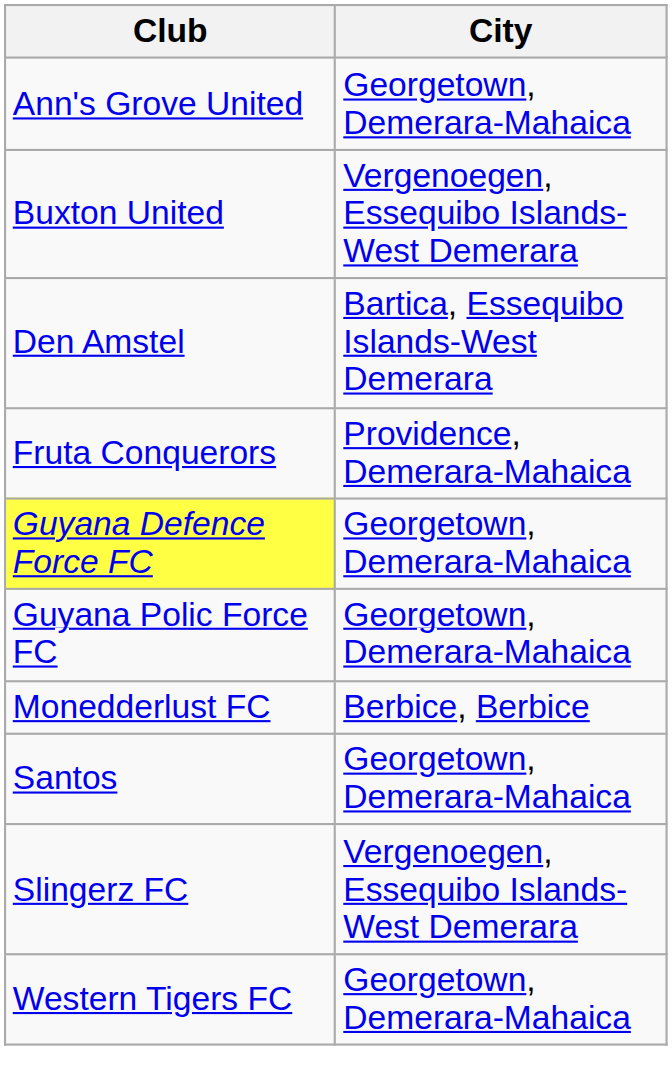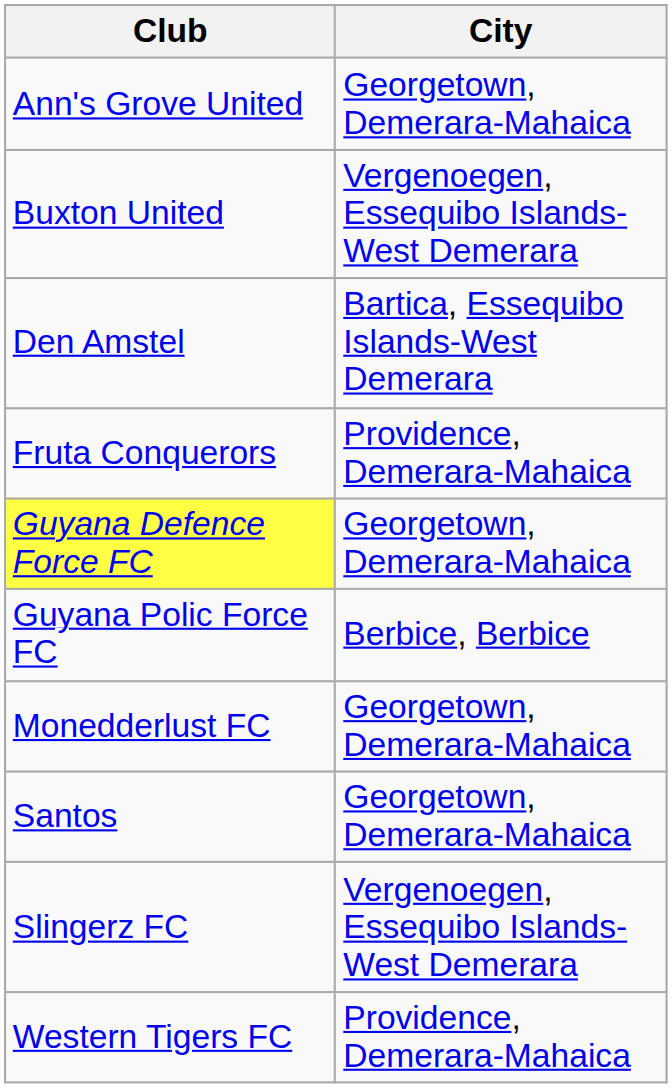(487, 634) Georgetown, Demerara-Mahaica -> (467, 634) Berbice, Berbice
(467, 706) Berbice, Berbice -> (487, 725) Georgetown, Demerara-Mahaica
(487, 998) Georgetown, Demerara-Mahaica -> (487, 1036) Providence, Demerara-Mahaica
